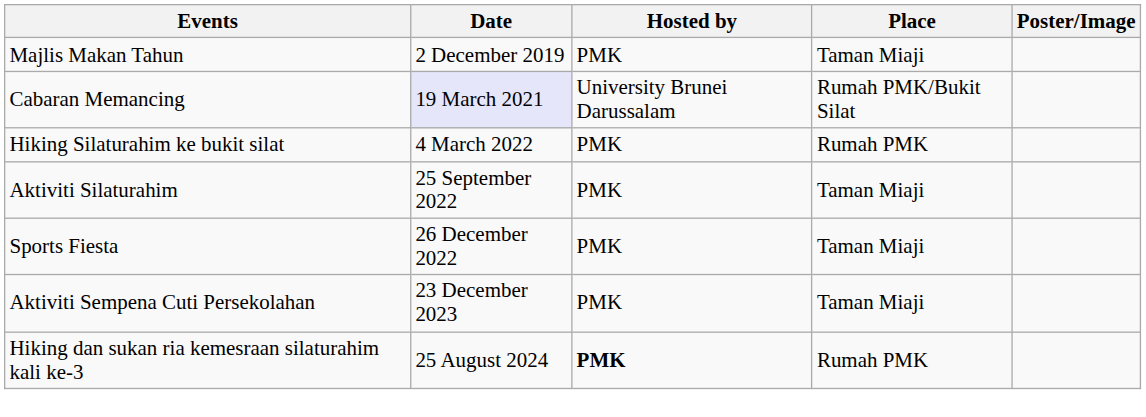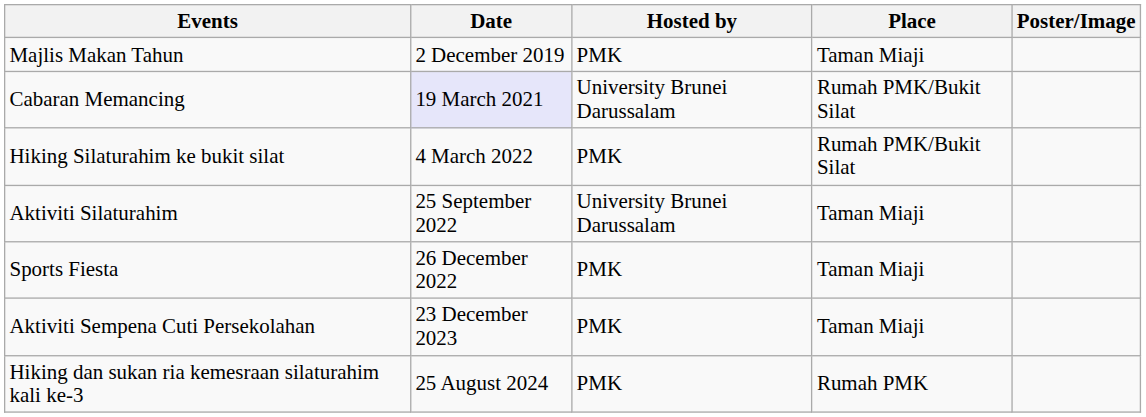(873, 144) Rumah PMK -> (899, 156) Rumah PMK/Bukit Silat
(599, 189) PMK -> (652, 213) University Brunei Darussalam
(601, 359) bold -> (599, 383) normal
